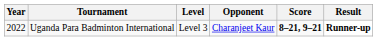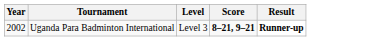- column: (243, 12)
(16, 28) 2022 -> (16, 28) 2002
